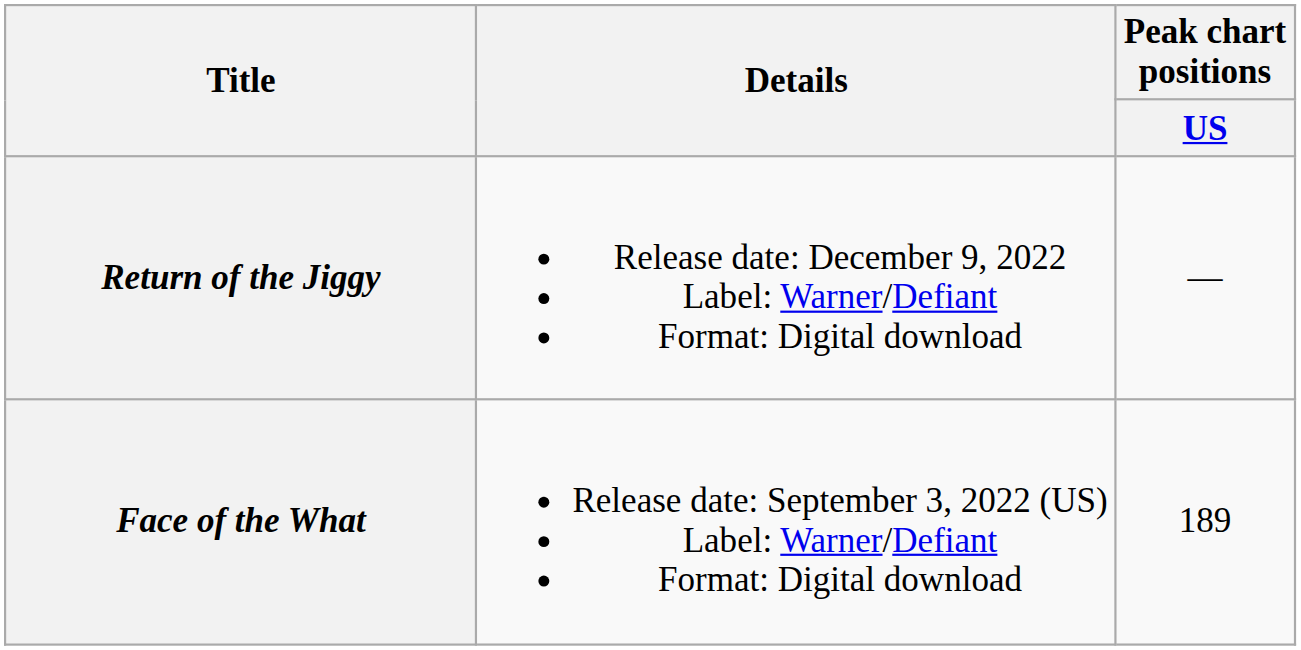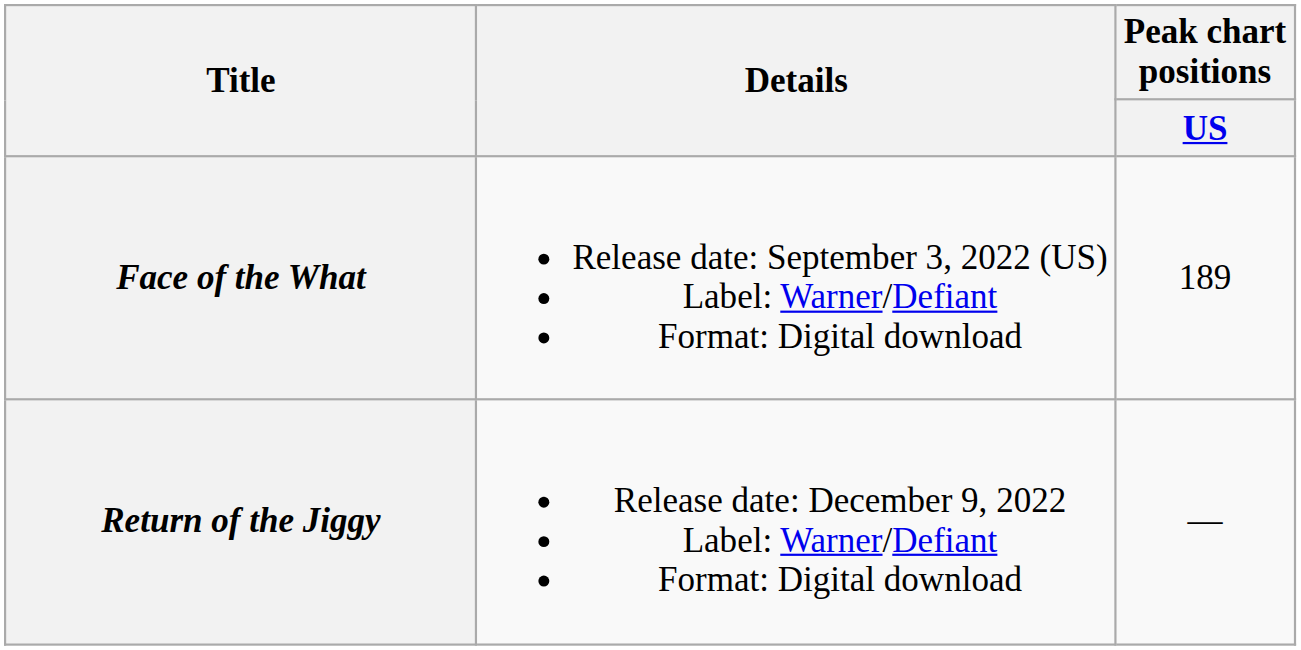rows swapped: (241, 520) <-> (241, 277)
